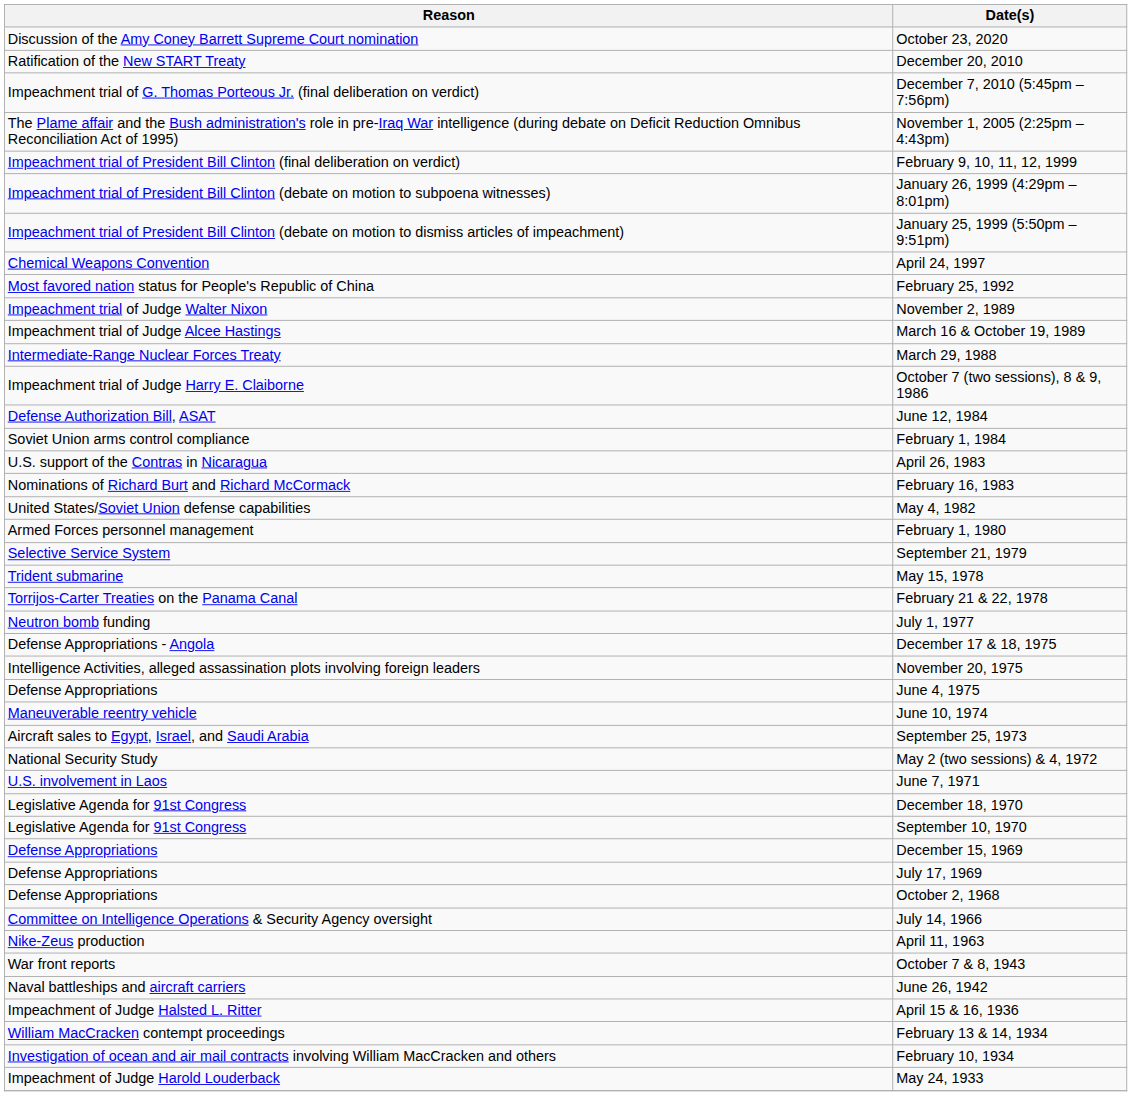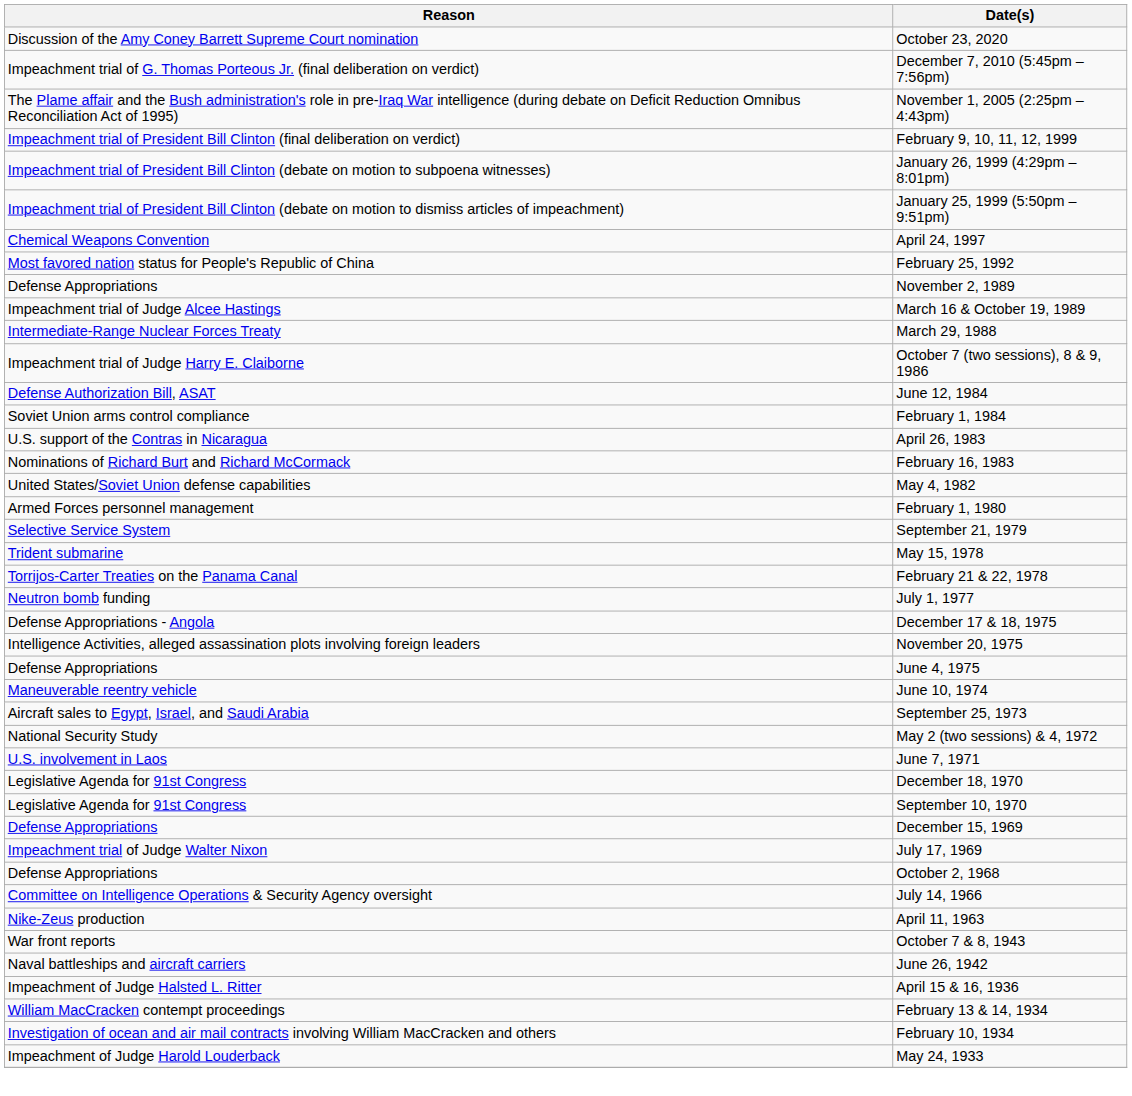- row: (960, 61)
(138, 309) Impeachment trial of Judge Walter Nixon -> (83, 286) Defense Appropriations
(83, 873) Defense Appropriations -> (138, 850) Impeachment trial of Judge Walter Nixon
